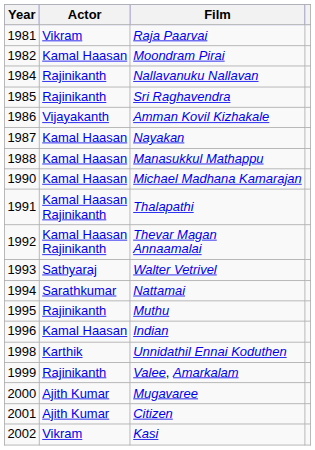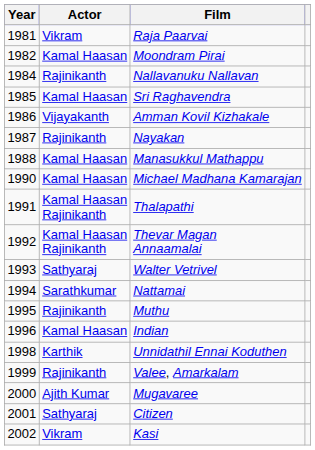(74, 96) Rajinikanth -> (85, 96) Kamal Haasan
(85, 138) Kamal Haasan -> (74, 138) Rajinikanth
(76, 413) Ajith Kumar -> (70, 413) Sathyaraj
